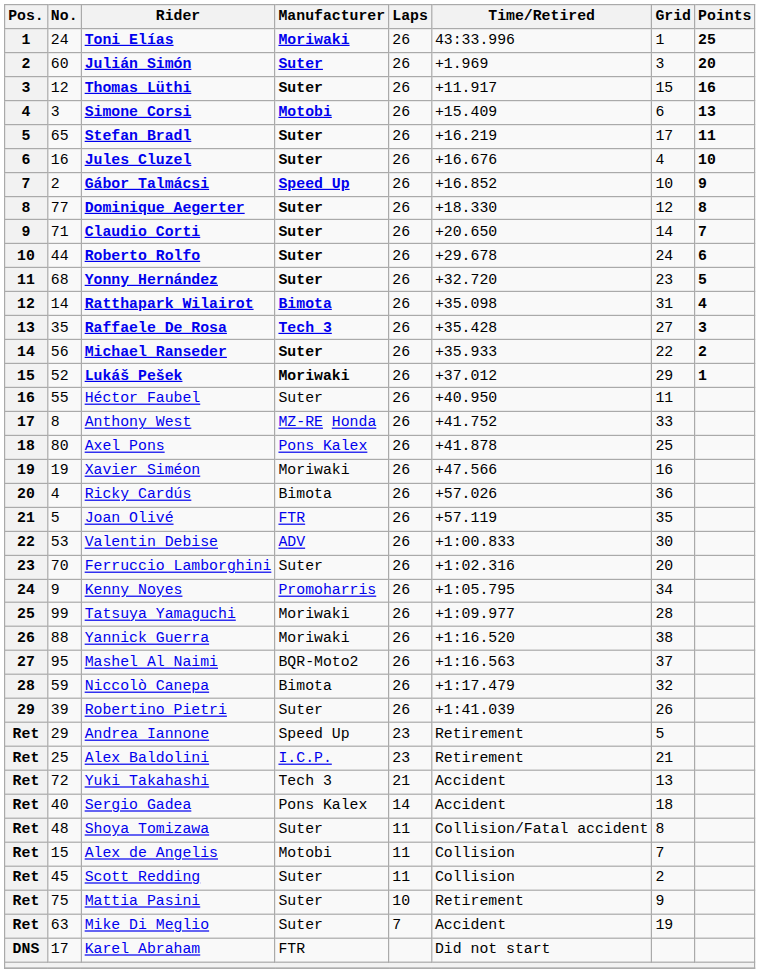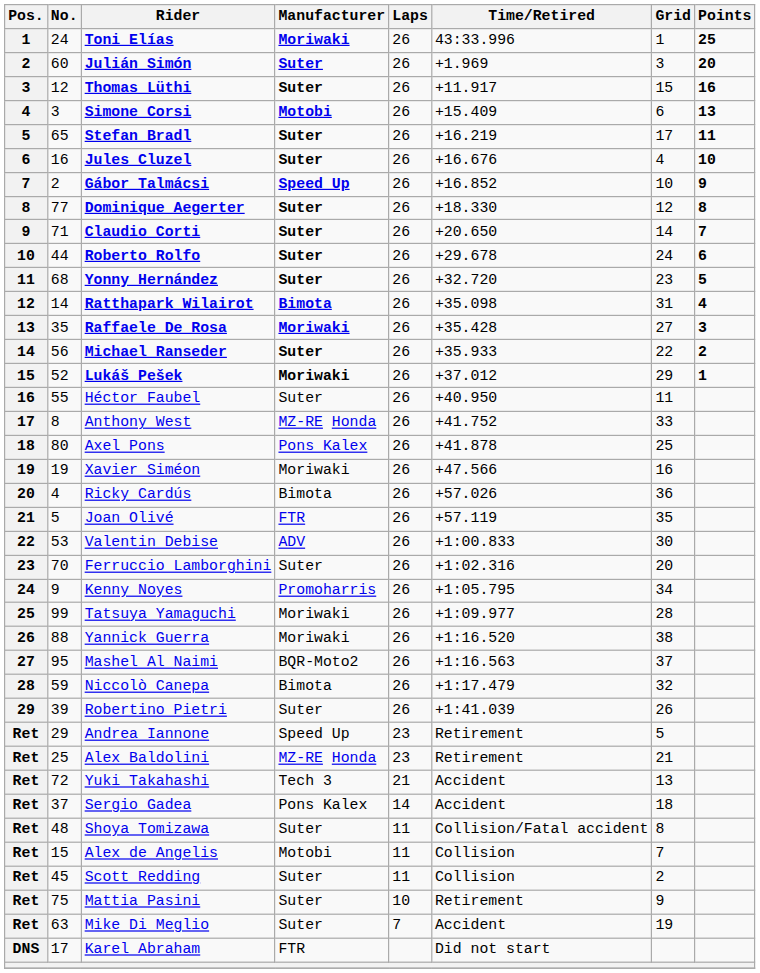(305, 328) Tech 3 -> (314, 328) Moriwaki
(305, 759) I.C.P. -> (327, 759) MZ-RE Honda
(60, 806) 40 -> (60, 806) 37
